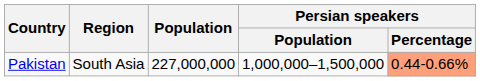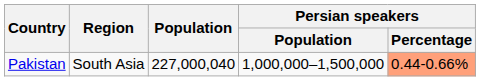(193, 64) 227,000,000 -> (193, 64) 227,000,040
